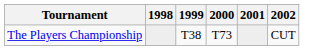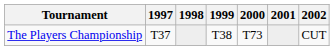+ column: (160, 14)
